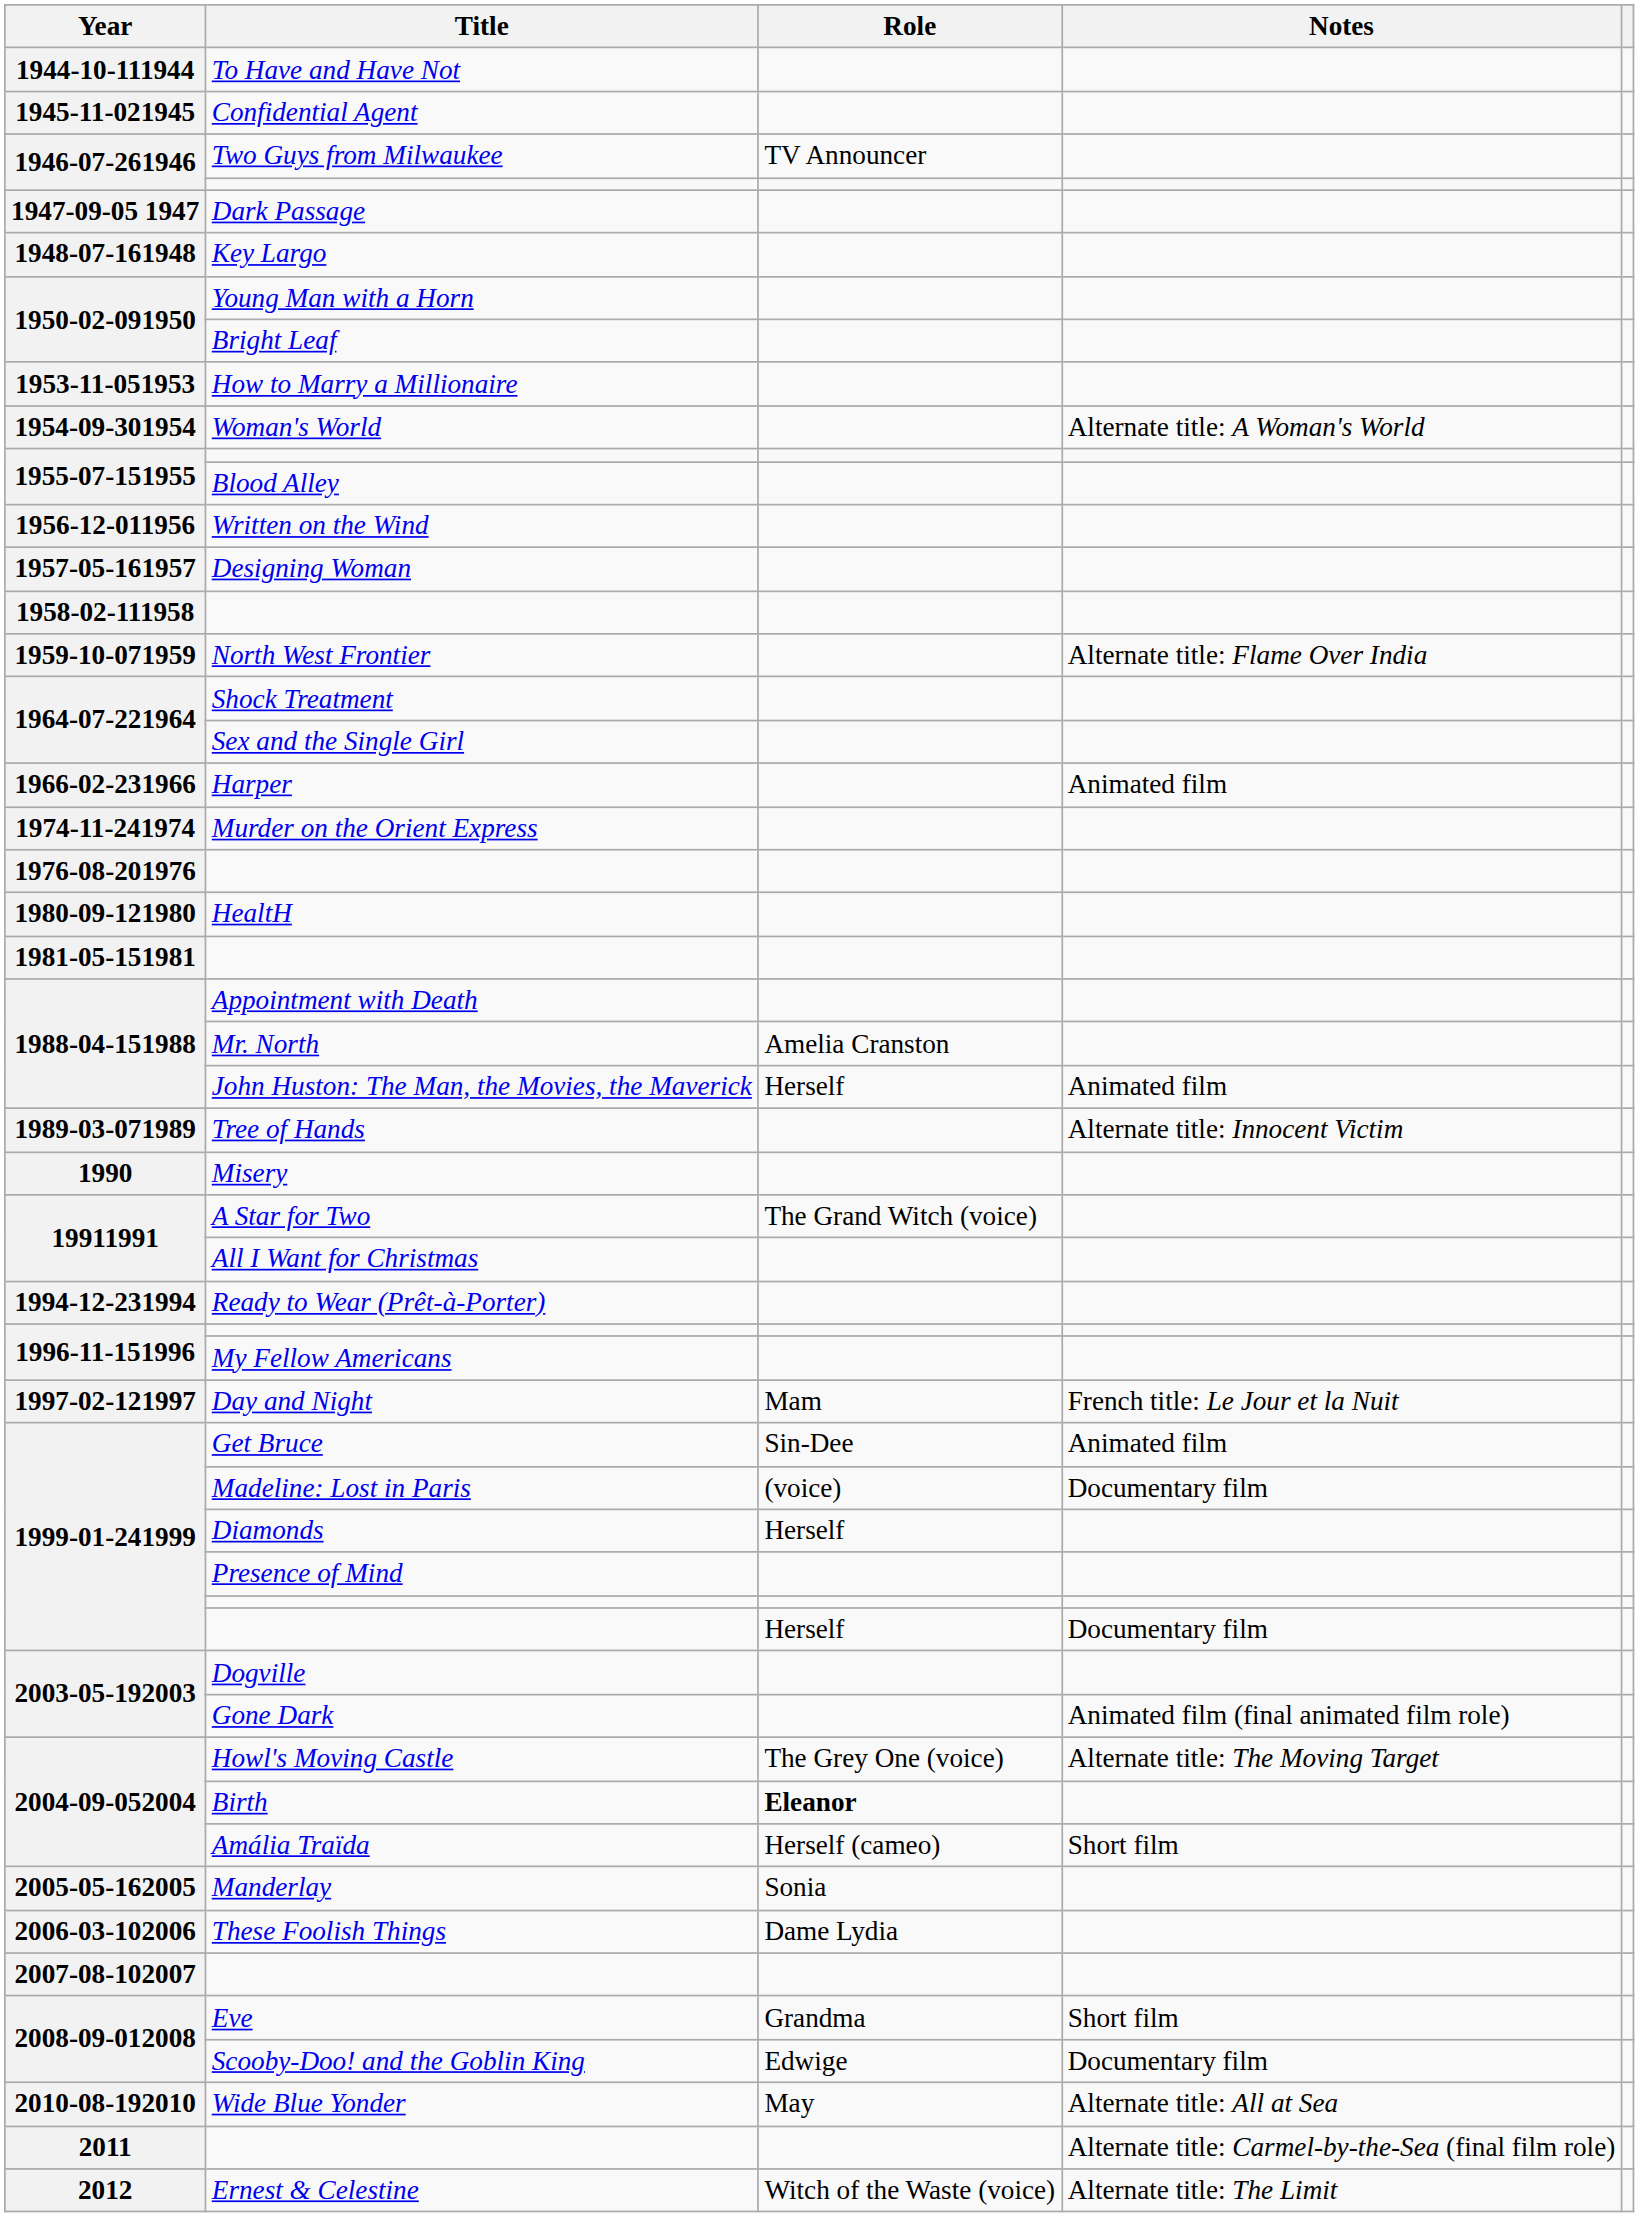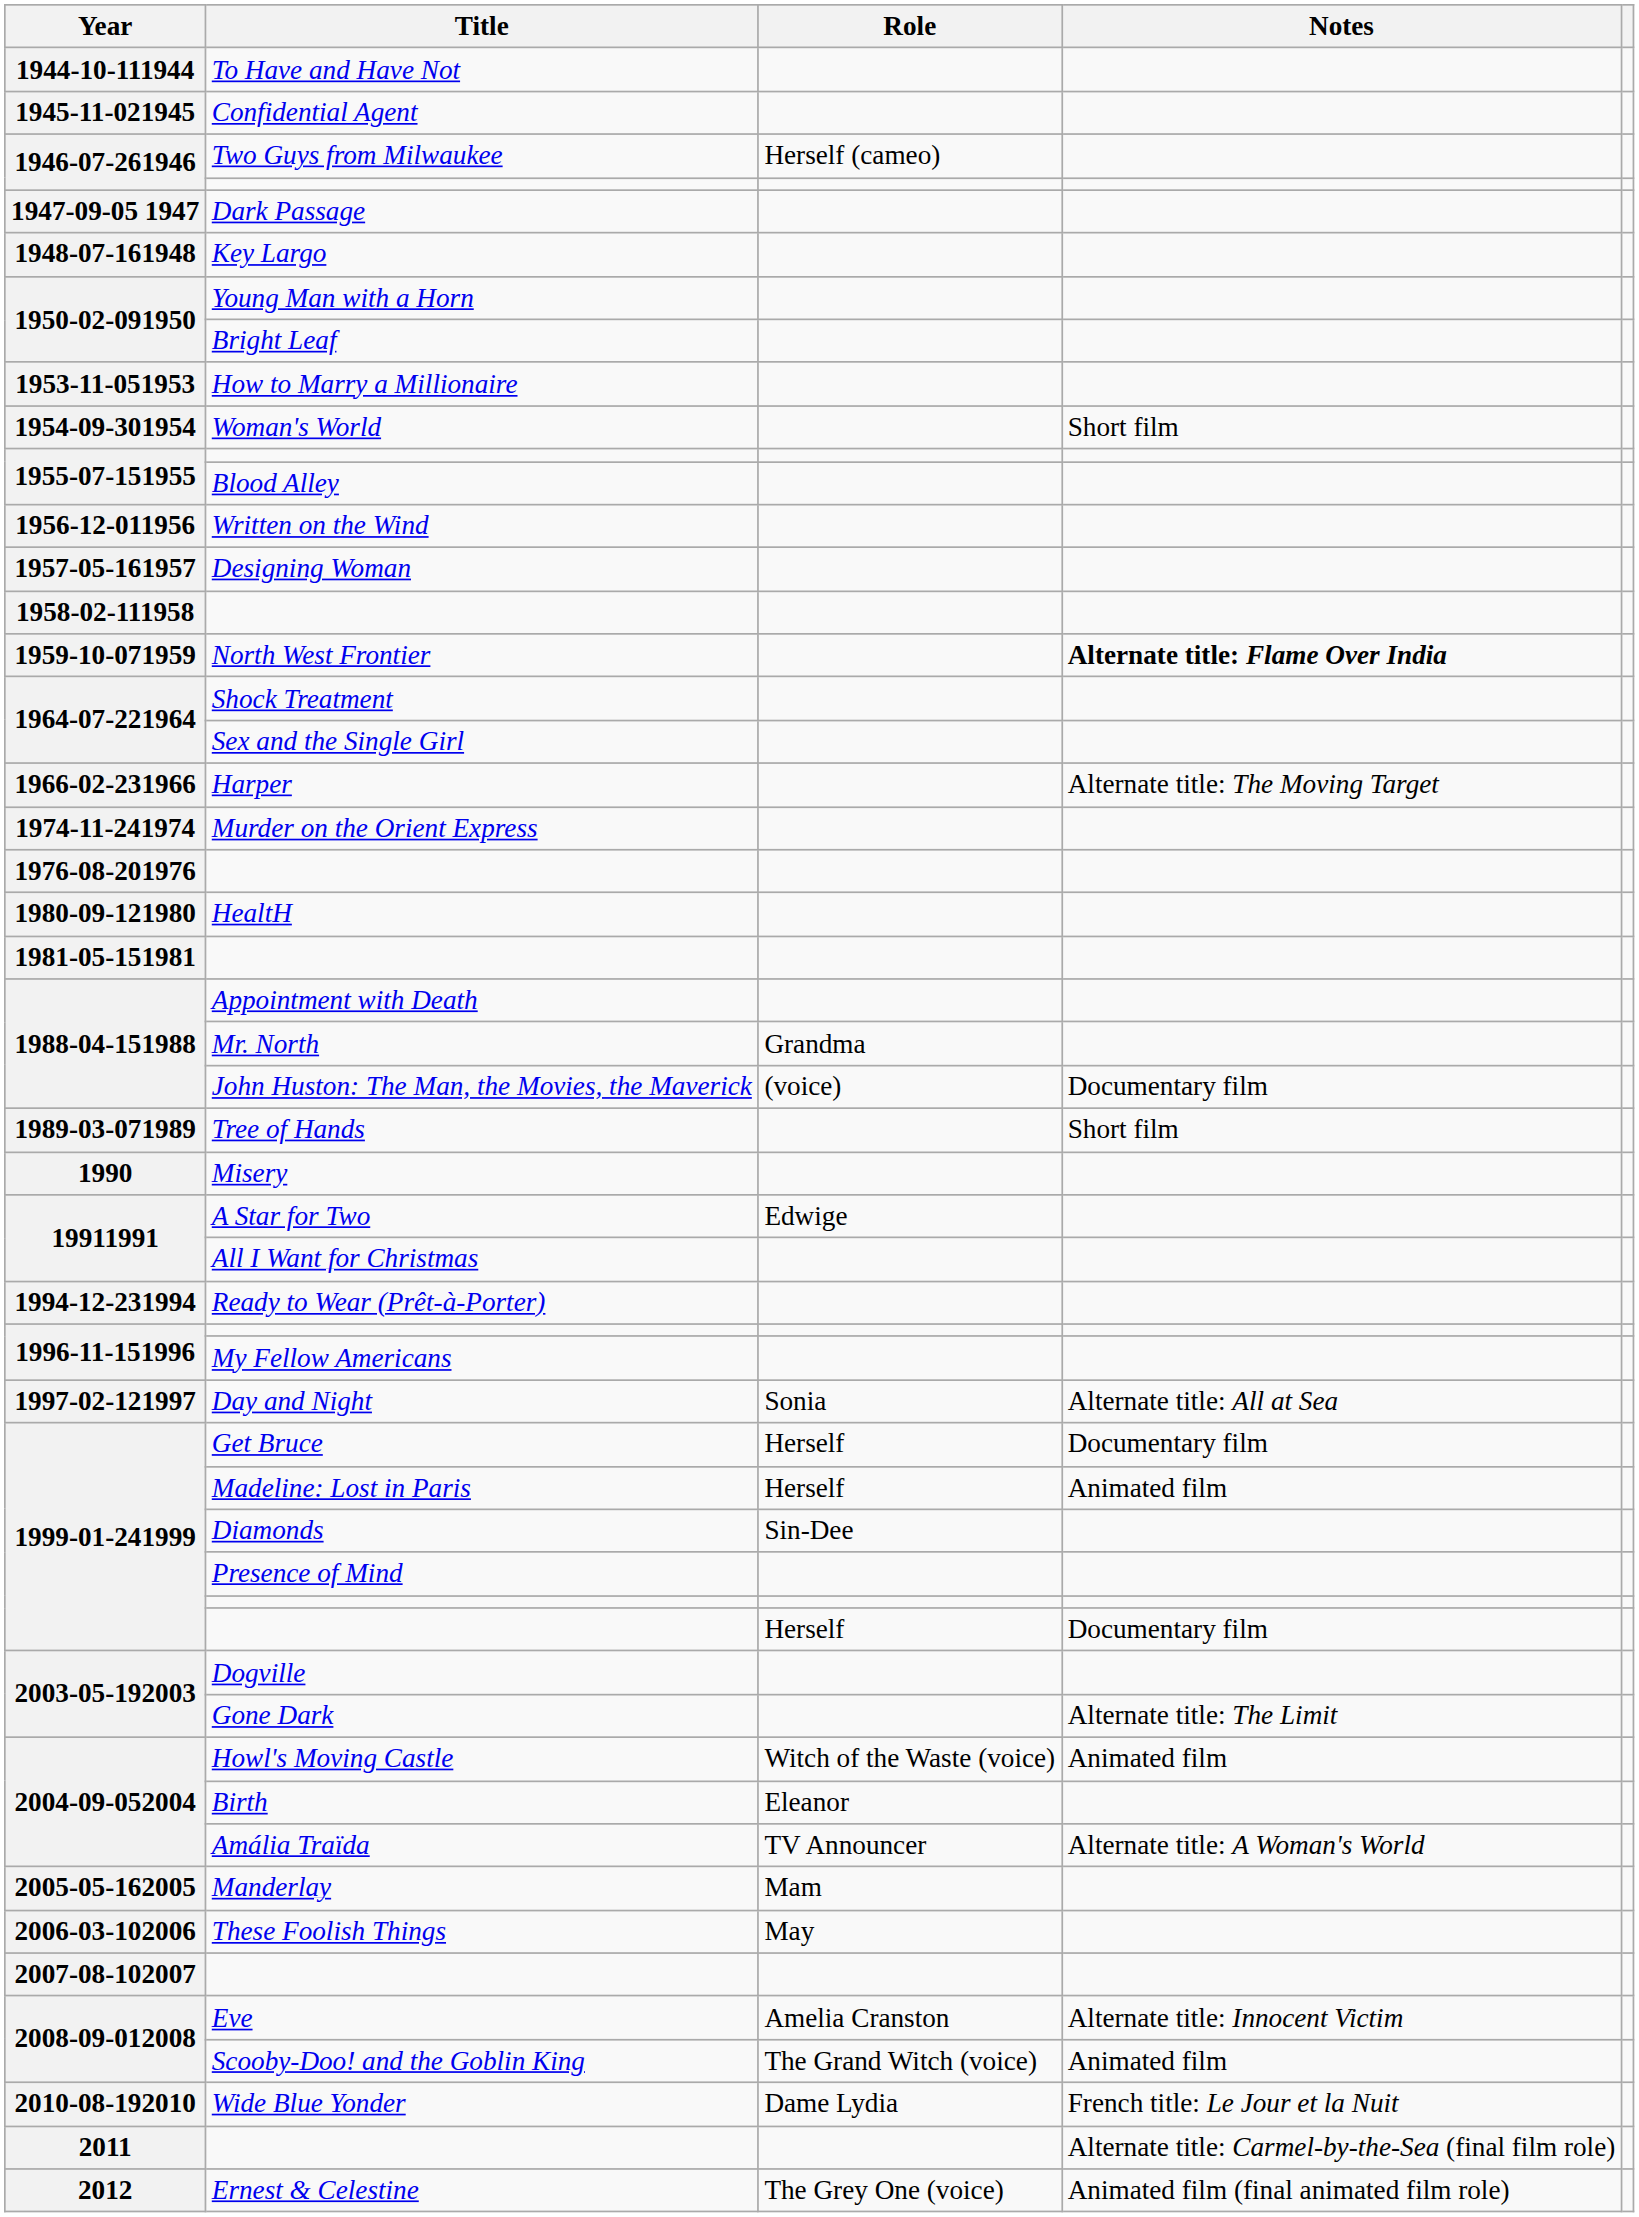(845, 155) TV Announcer -> (852, 155) Herself (cameo)
(1246, 426) Alternate title: A Woman's World -> (1123, 426) Short film
(1247, 655) normal -> (1257, 655) bold
(1147, 784) Animated film -> (1253, 784) Alternate title: The Moving Target
(857, 1043) Amelia Cranston -> (815, 1043) Grandma
(804, 1086) Herself -> (803, 1086) (voice)
(1147, 1086) Animated film -> (1168, 1086) Documentary film
(1236, 1129) Alternate title: Innocent Victim -> (1123, 1129) Short film
(901, 1215) The Grand Witch (voice) -> (806, 1215) Edwige
(793, 1400) Mam -> (795, 1400) Sonia
(1233, 1400) French title: Le Jour et la Nuit -> (1203, 1400) Alternate title: All at Sea
(809, 1444) Sin-Dee -> (804, 1444) Herself
(1147, 1444) Animated film -> (1168, 1444) Documentary film
(803, 1487) (voice) -> (804, 1487) Herself
(1168, 1487) Documentary film -> (1147, 1487) Animated film
(804, 1530) Herself -> (809, 1530) Sin-Dee
(1289, 1715) Animated film (final animated film role) -> (1203, 1715) Alternate title: The Limit
(884, 1758) The Grey One (voice) -> (910, 1758) Witch of the Waste (voice)
(1253, 1758) Alternate title: The Moving Target -> (1147, 1758) Animated film
(810, 1801) bold -> (807, 1801) normal
(852, 1844) Herself (cameo) -> (845, 1844) TV Announcer
(1123, 1844) Short film -> (1246, 1844) Alternate title: A Woman's World
(795, 1887) Sonia -> (793, 1887) Mam
(831, 1931) Dame Lydia -> (789, 1931) May
(815, 2017) Grandma -> (857, 2017) Amelia Cranston
(1123, 2017) Short film -> (1236, 2017) Alternate title: Innocent Victim
(806, 2060) Edwige -> (901, 2060) The Grand Witch (voice)
(1168, 2060) Documentary film -> (1147, 2060) Animated film
(789, 2103) May -> (831, 2103) Dame Lydia
(1203, 2103) Alternate title: All at Sea -> (1233, 2103) French title: Le Jour et la Nuit
(910, 2189) Witch of the Waste (voice) -> (884, 2189) The Grey One (voice)
(1203, 2189) Alternate title: The Limit -> (1289, 2189) Animated film (final animated film role)
